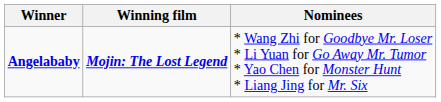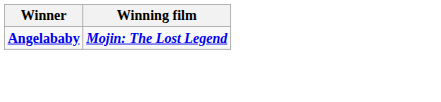- column: (333, 15)
